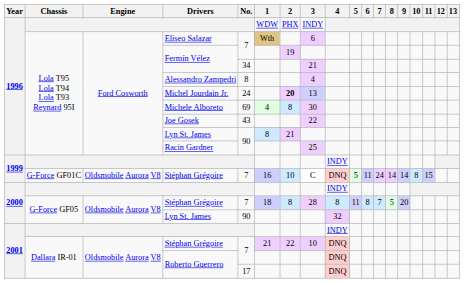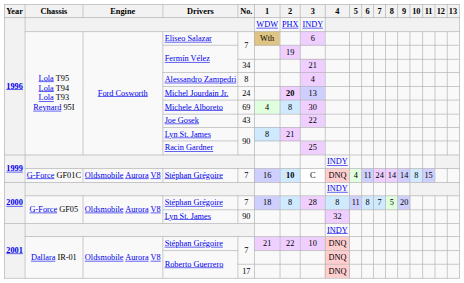(290, 175) normal -> (290, 175) bold
(356, 175) 5 -> (356, 175) 4
